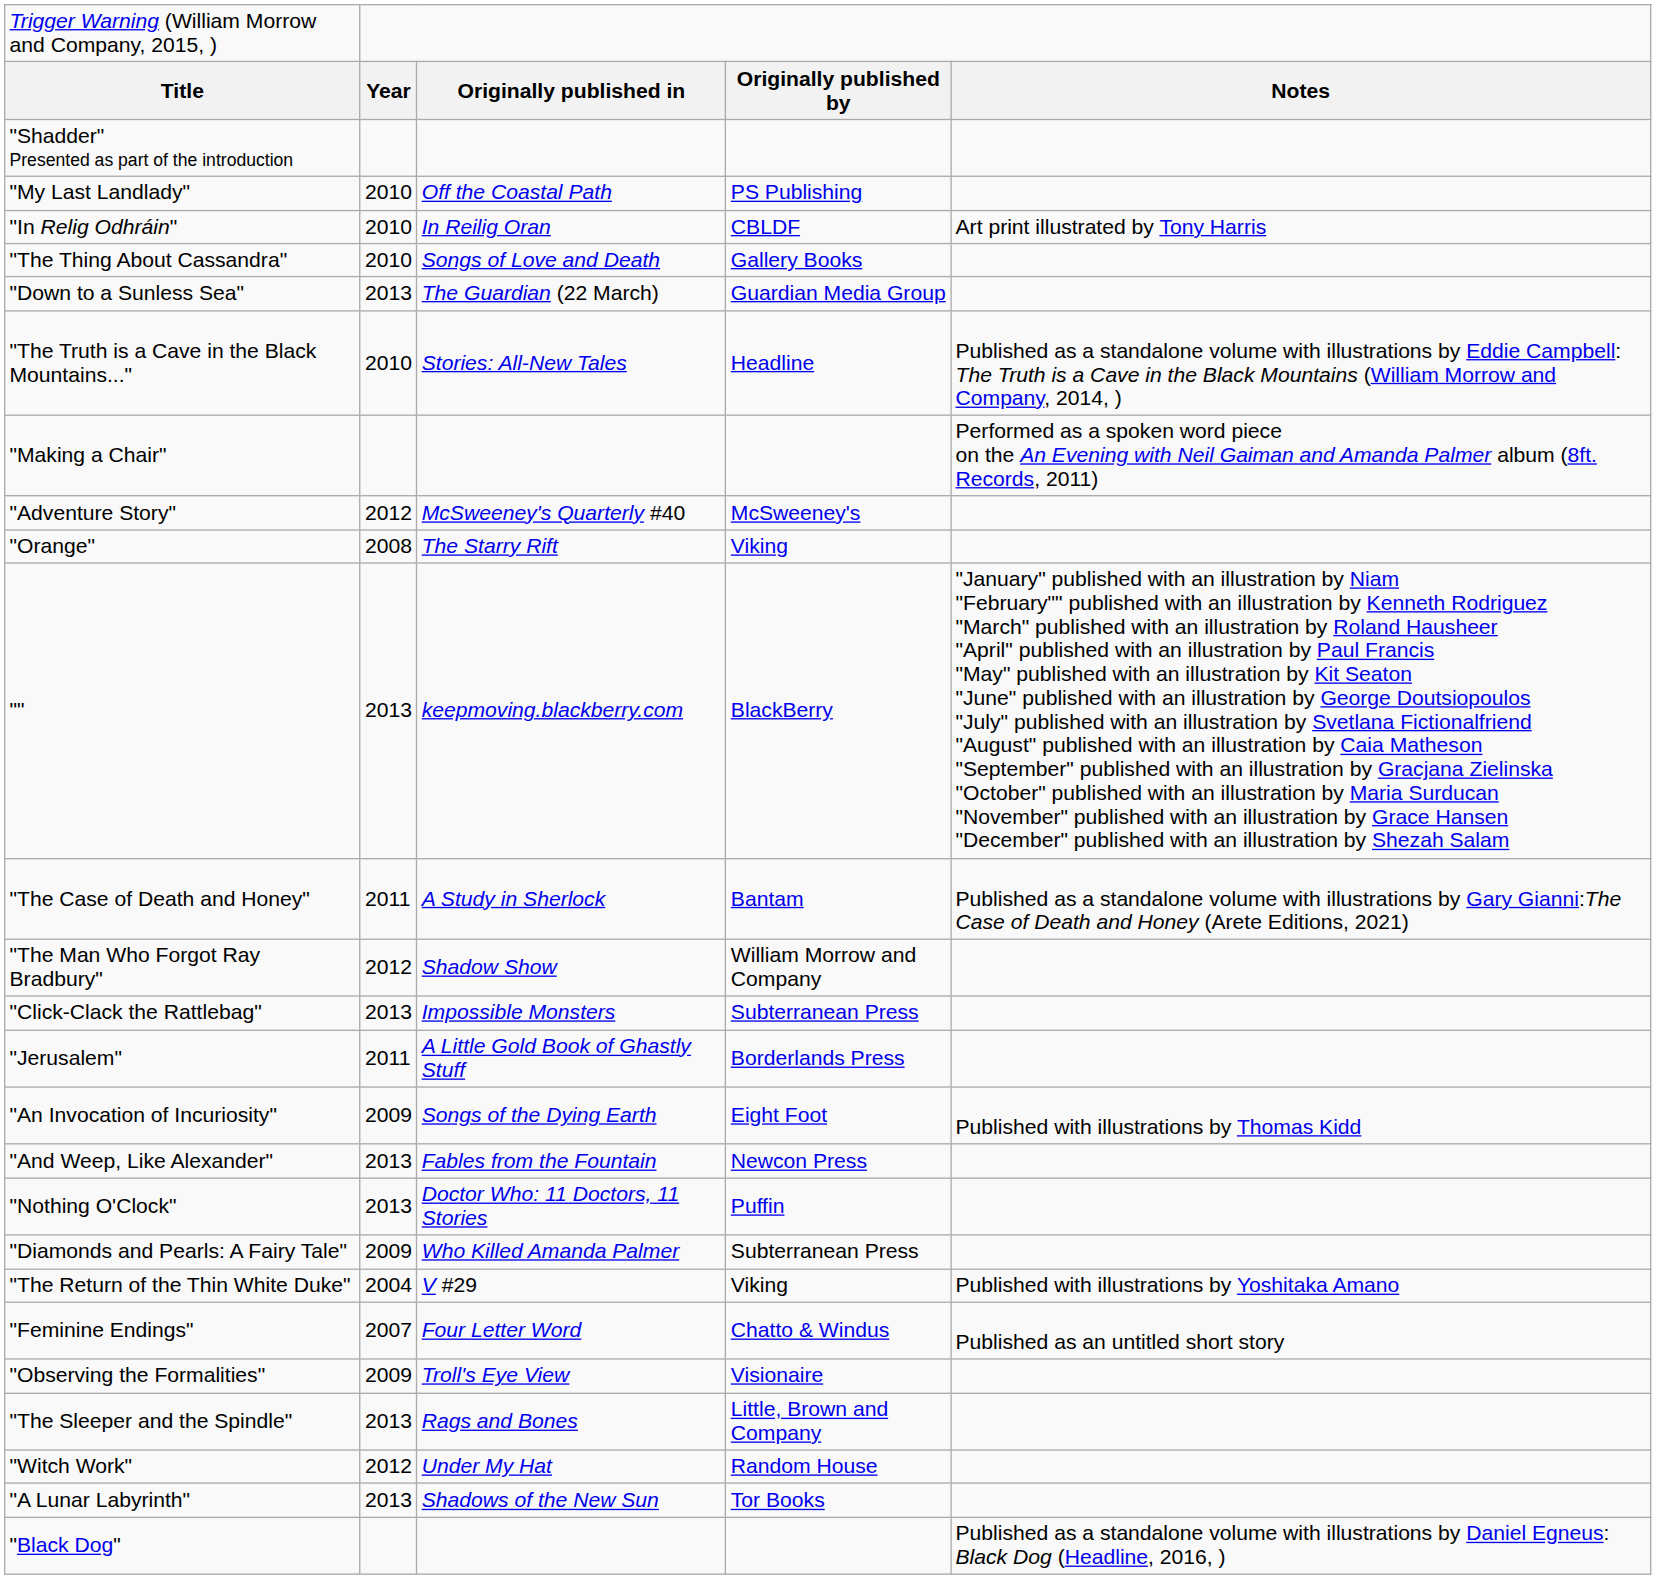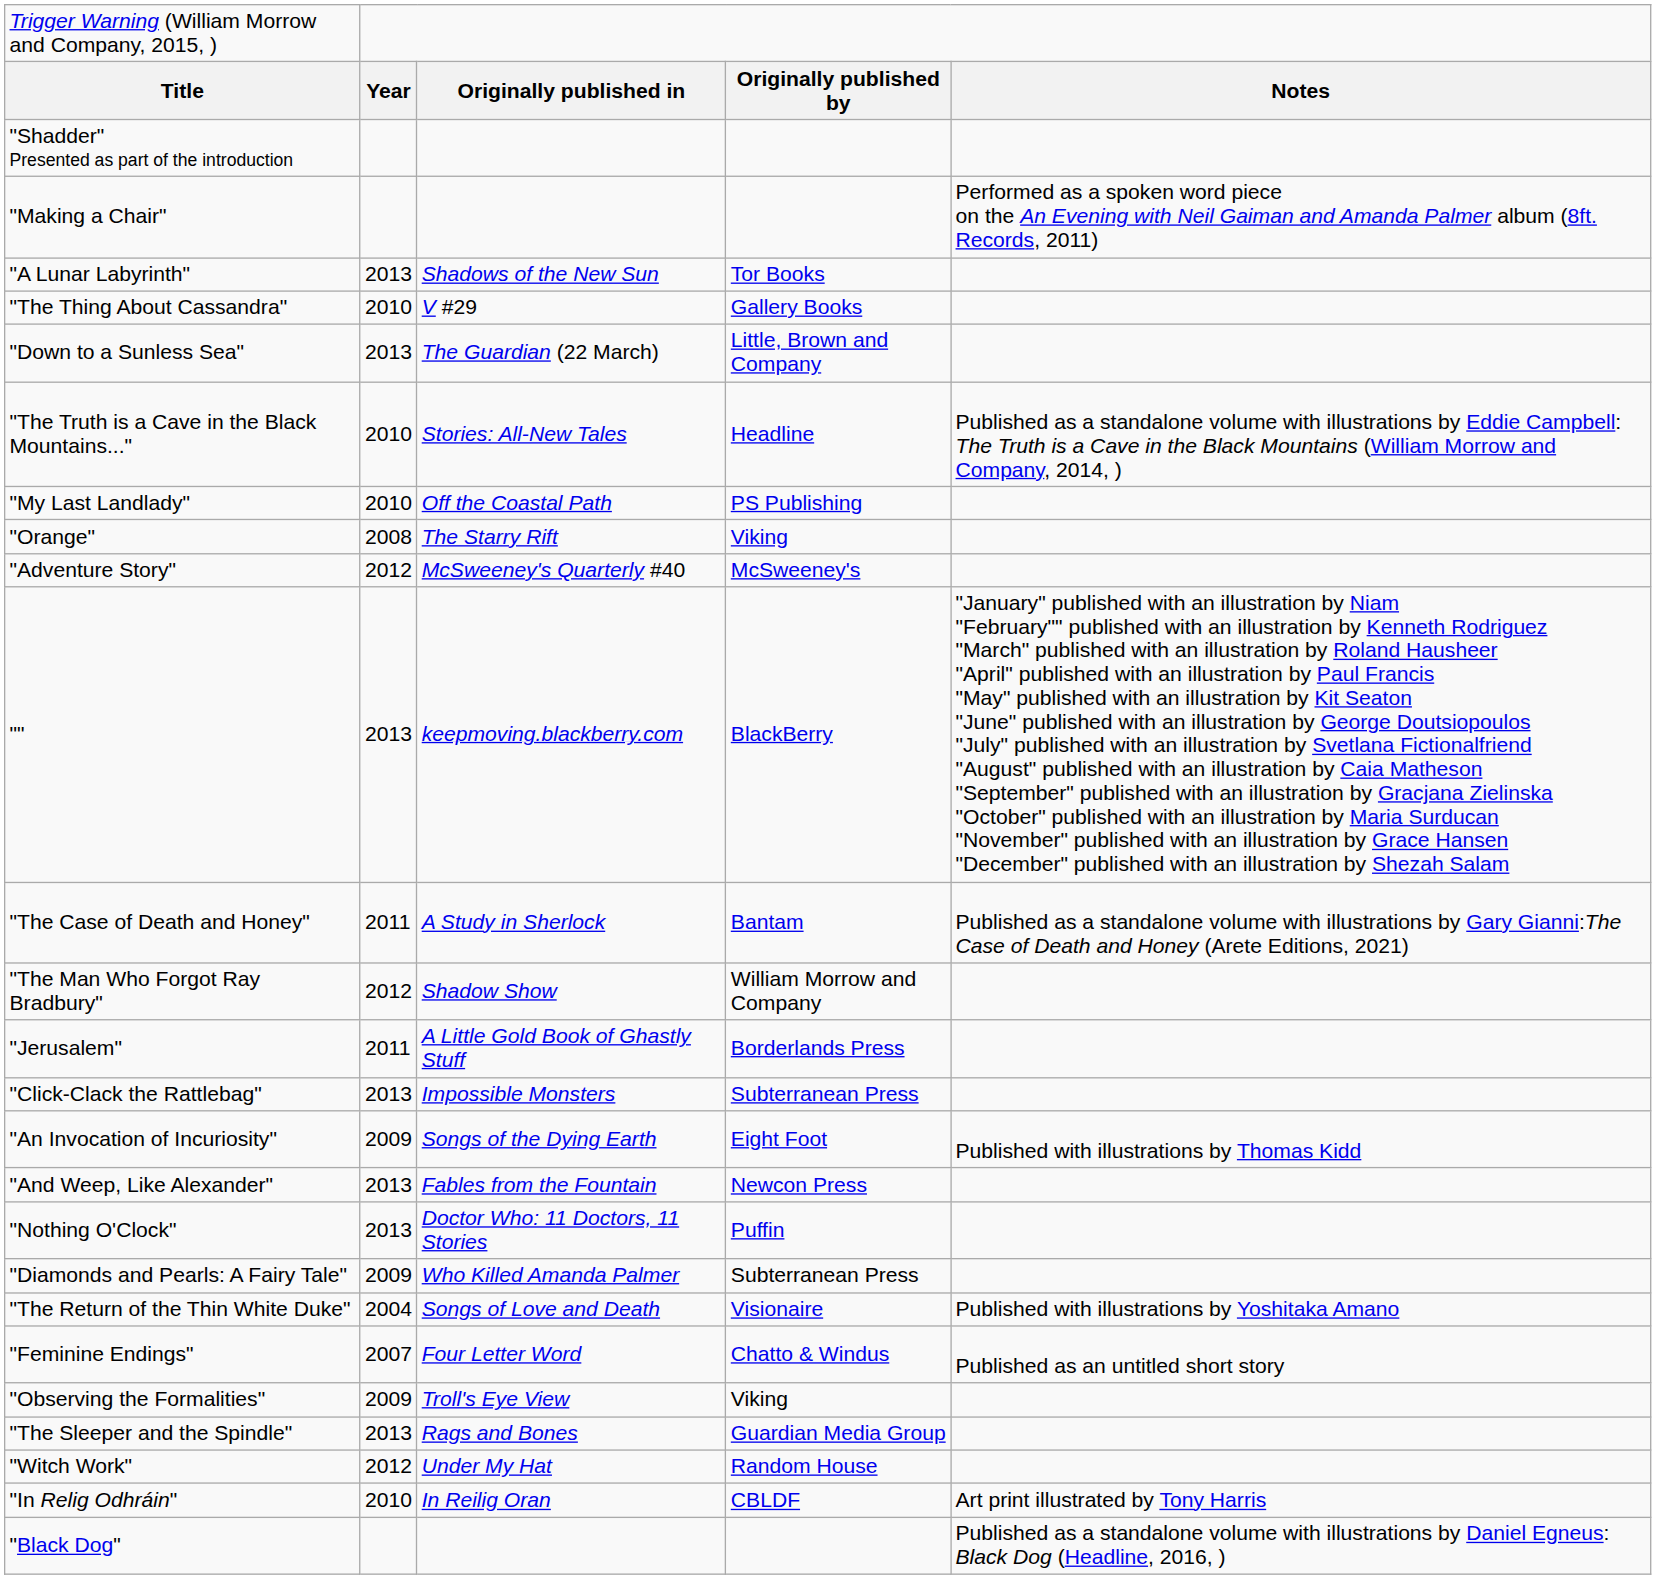rows swapped: (88, 455) <-> (100, 193)
rows swapped: (100, 1500) <-> (93, 226)
(541, 260) Songs of Love and Death -> (449, 307) V #29
(838, 293) Guardian Media Group -> (809, 352) Little, Brown and Company
rows swapped: (93, 512) <-> (52, 546)
rows swapped: (66, 1058) <-> (136, 1012)
(449, 1285) V #29 -> (541, 1308) Songs of Love and Death
(759, 1285) Viking -> (777, 1308) Visionaire
(777, 1375) Visionaire -> (759, 1399) Viking
(809, 1421) Little, Brown and Company -> (838, 1433) Guardian Media Group
